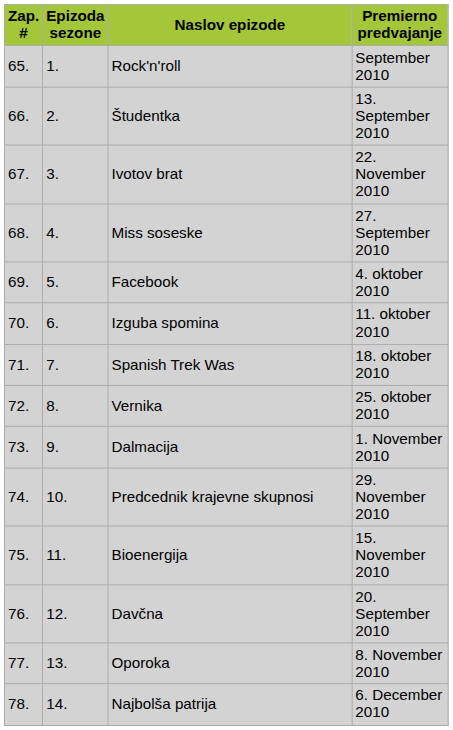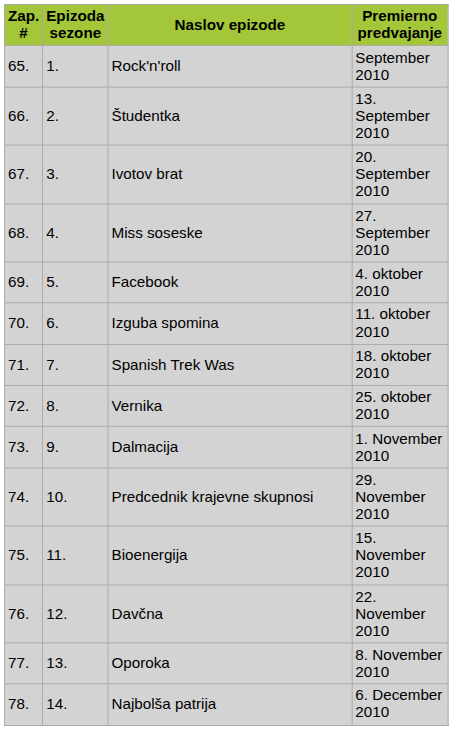(390, 174) 22. November 2010 -> (393, 174) 20. September 2010
(393, 613) 20. September 2010 -> (390, 613) 22. November 2010
